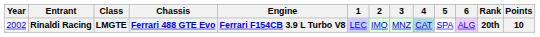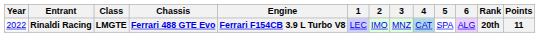(16, 25) 2002 -> (16, 25) 2022
(519, 25) 10 -> (519, 25) 11
